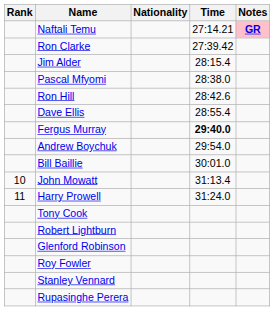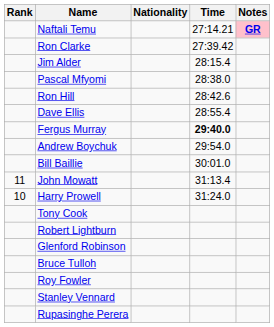(20, 180) 10 -> (20, 180) 11
(20, 197) 11 -> (20, 197) 10
+ row: (67, 264)
